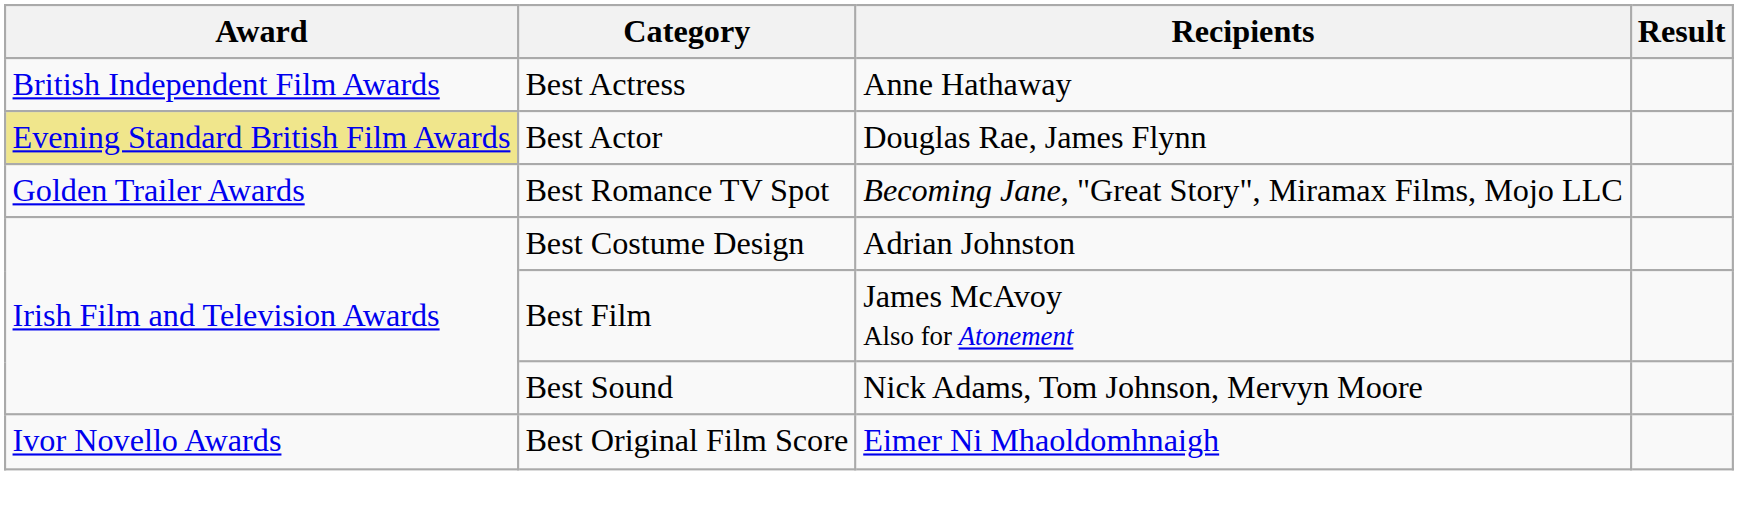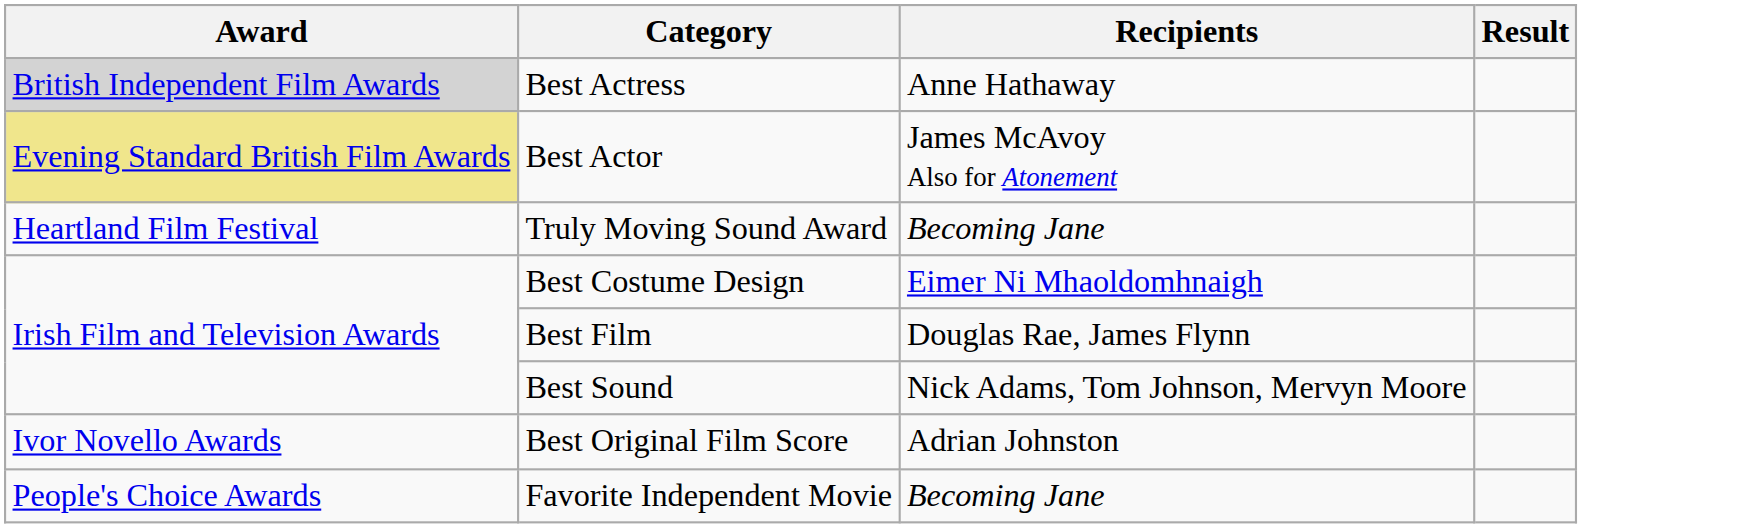(226, 84) no background -> (226, 84) lightgrey background
(1035, 137) Douglas Rae, James Flynn -> (1012, 156) James McAvoy Also for Atonement
- row: (677, 190)
+ row: (706, 228)
(969, 243) Adrian Johnston -> (1085, 281) Eimer Ni Mhaoldomhnaigh
(968, 315) James McAvoy Also for Atonement -> (1079, 335) Douglas Rae, James Flynn
(1041, 441) Eimer Ni Mhaoldomhnaigh -> (1013, 441) Adrian Johnston
+ row: (709, 494)
